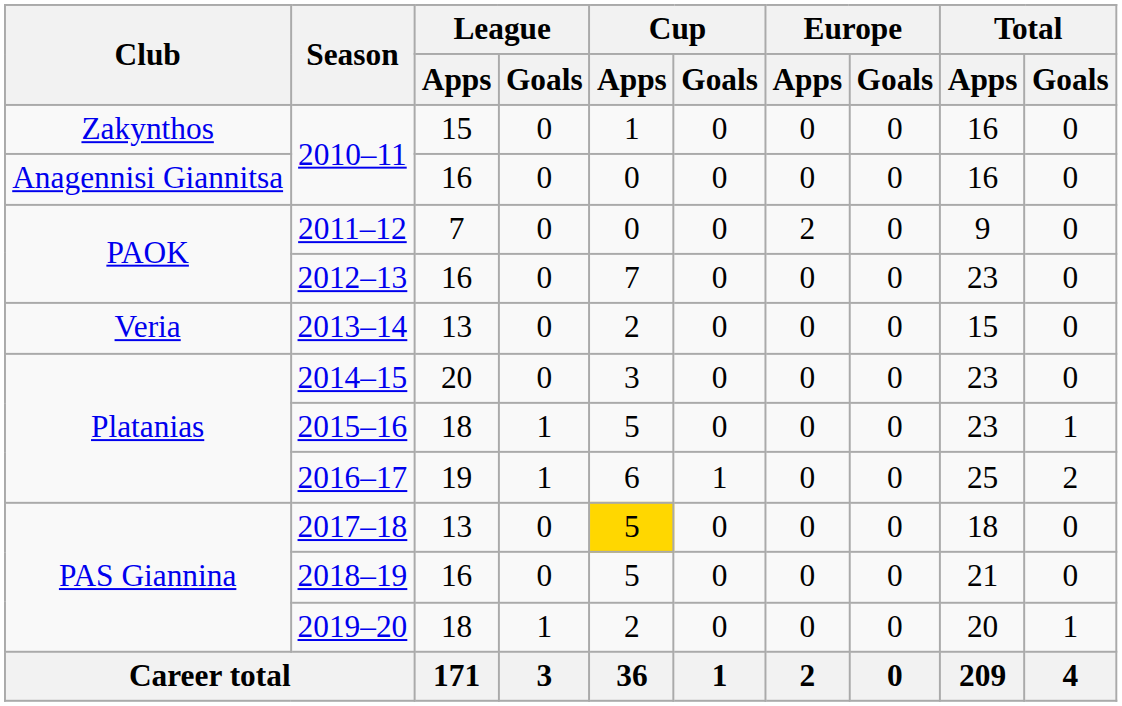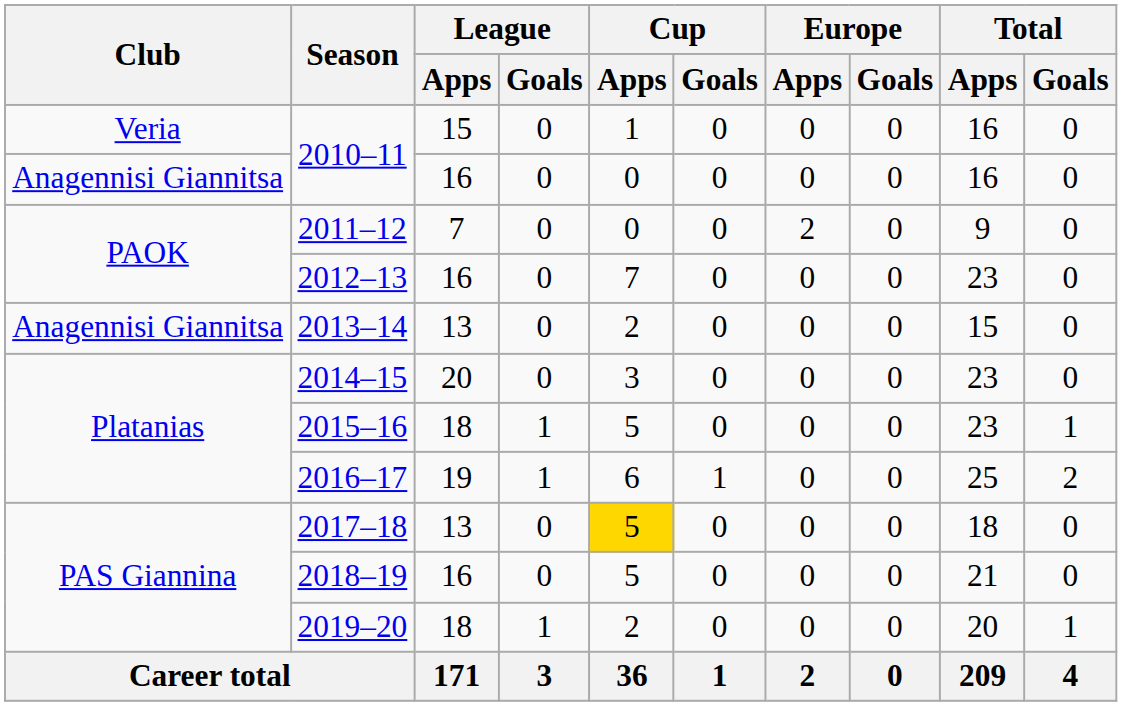(148, 128) Zakynthos -> (148, 128) Veria
(148, 327) Veria -> (148, 327) Anagennisi Giannitsa
